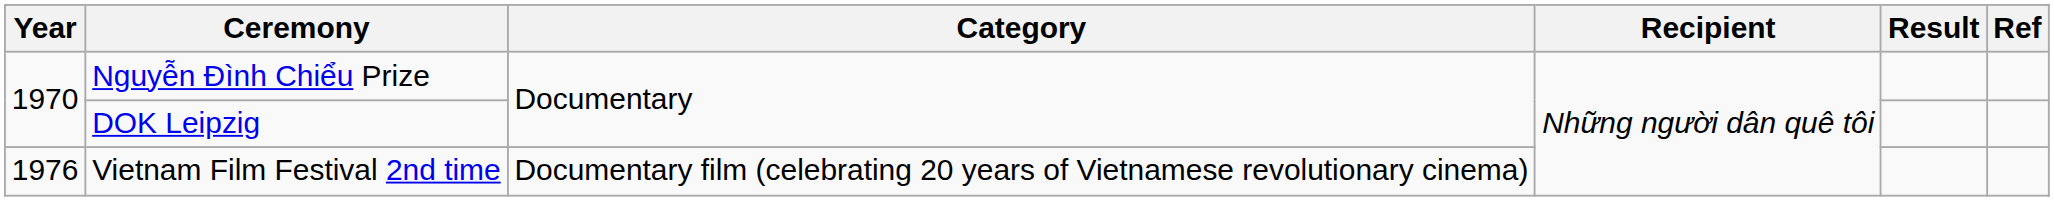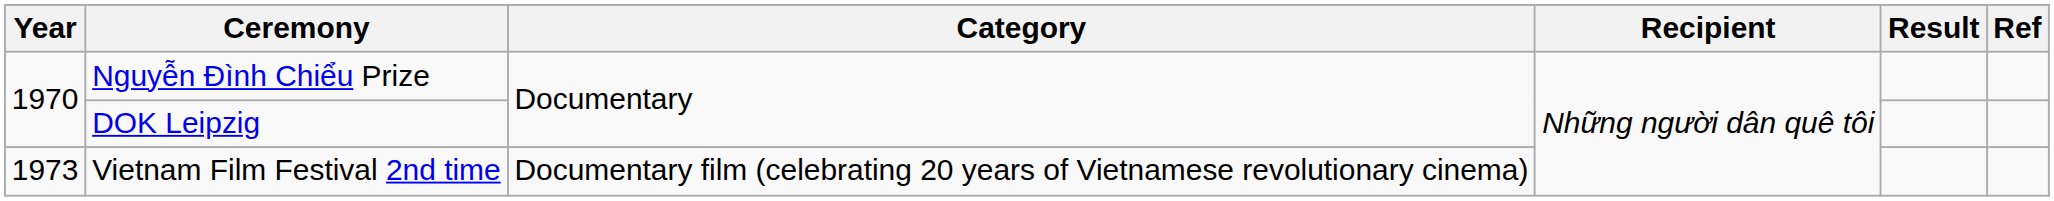(45, 170) 1976 -> (45, 170) 1973
